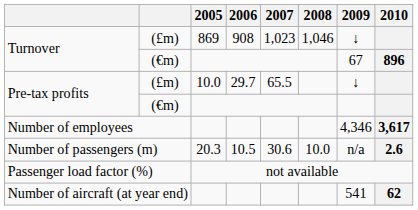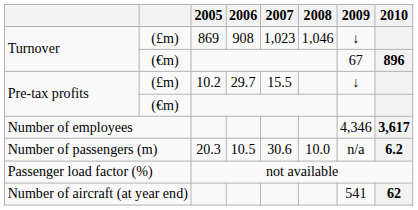(208, 82) 10.0 -> (208, 82) 10.2
(280, 82) 65.5 -> (280, 82) 15.5
(394, 149) 2.6 -> (394, 149) 6.2
